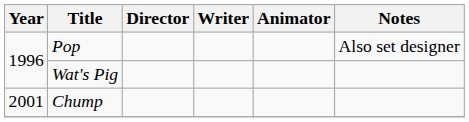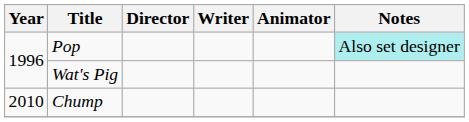(399, 46) no background -> (399, 46) paleturquoise background
(26, 102) 2001 -> (26, 102) 2010
